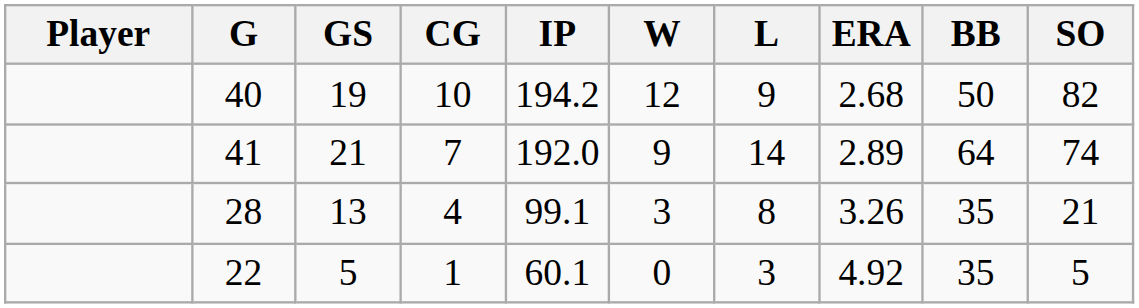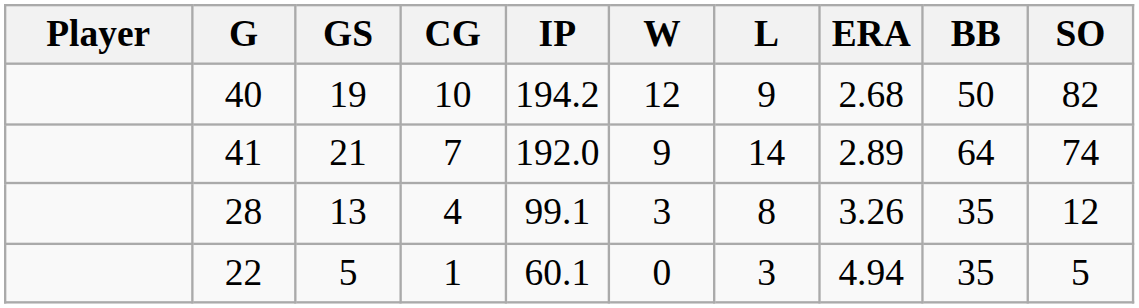(1080, 212) 21 -> (1080, 212) 12
(871, 271) 4.92 -> (871, 271) 4.94
